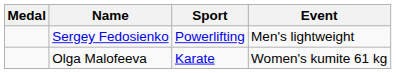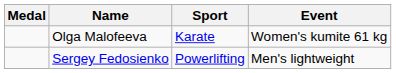rows swapped: (110, 37) <-> (100, 58)
